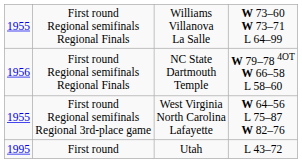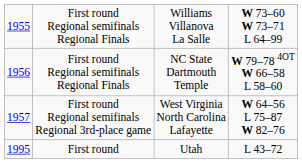(19, 118) 1955 -> (19, 118) 1957
